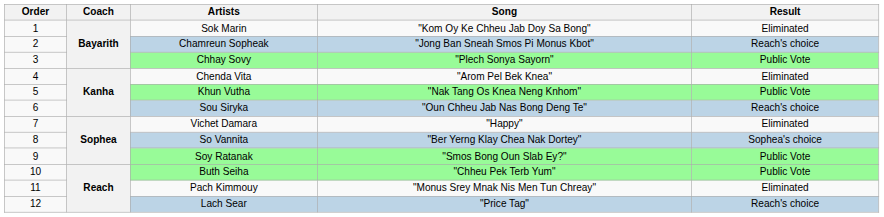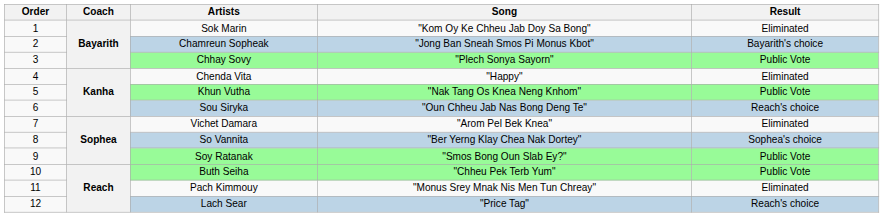(785, 44) Reach's choice -> (785, 44) Bayarith's choice
(504, 76) "Arom Pel Bek Knea" -> (504, 76) "Happy"
(504, 124) "Happy" -> (504, 124) "Arom Pel Bek Knea"
